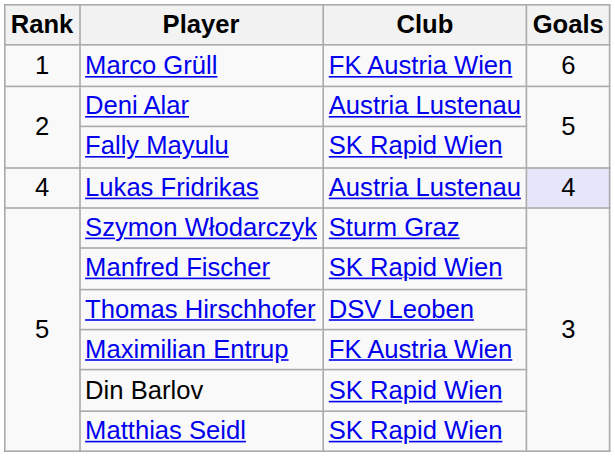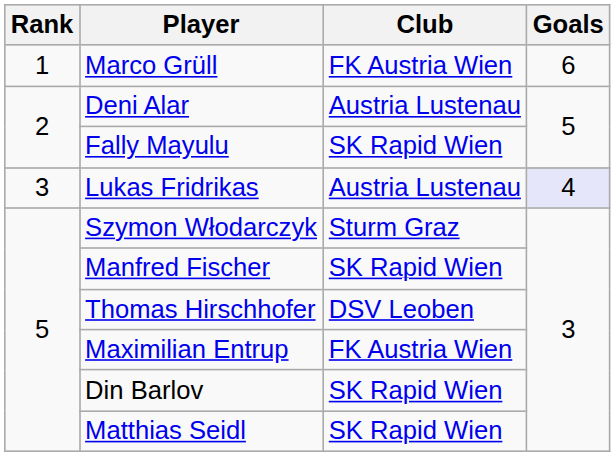(42, 187) 4 -> (42, 187) 3
